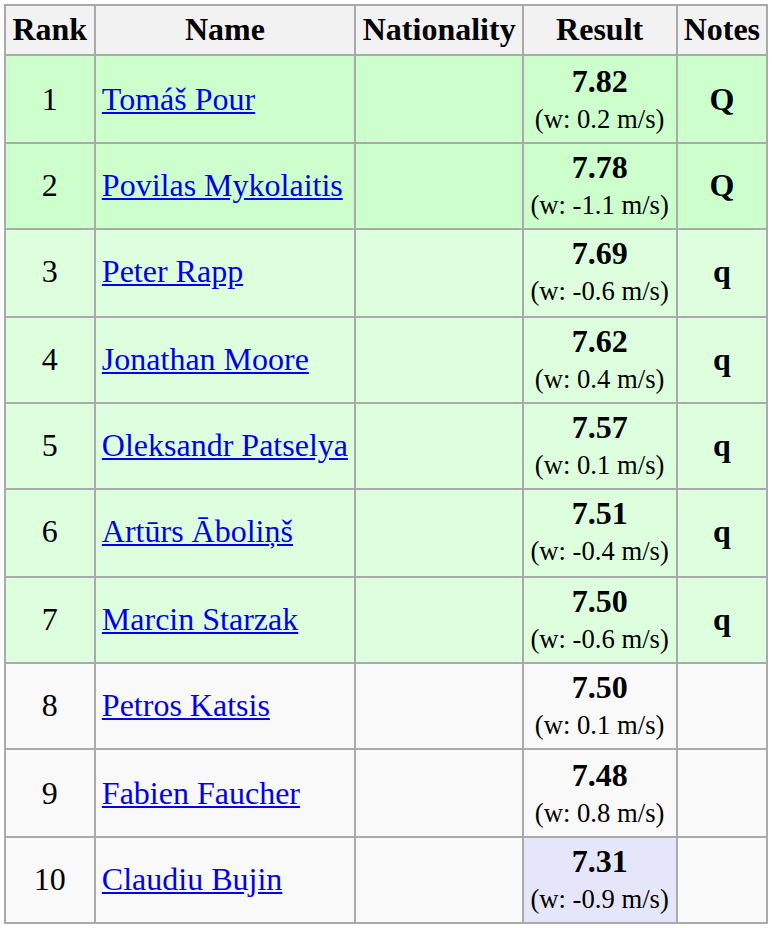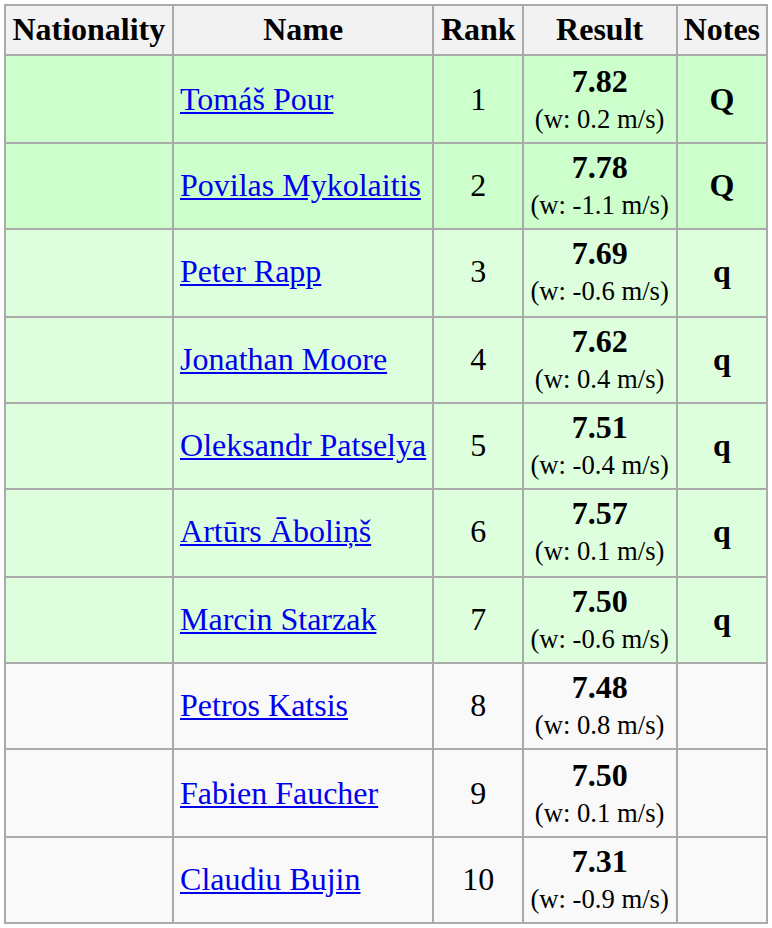columns swapped: (50, 29) <-> (439, 29)
(600, 445) 7.57 (w: 0.1 m/s) -> (600, 445) 7.51 (w: -0.4 m/s)
(600, 532) 7.51 (w: -0.4 m/s) -> (600, 532) 7.57 (w: 0.1 m/s)
(600, 705) 7.50 (w: 0.1 m/s) -> (600, 705) 7.48 (w: 0.8 m/s)
(600, 792) 7.48 (w: 0.8 m/s) -> (600, 792) 7.50 (w: 0.1 m/s)
(600, 879) lavender background -> (600, 879) no background
